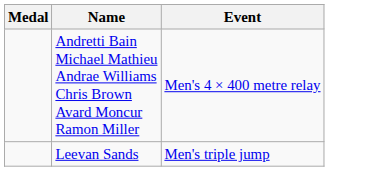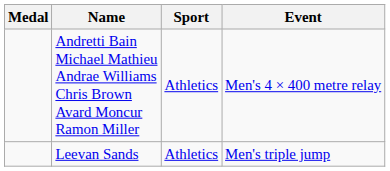+ column: (191, 16)
